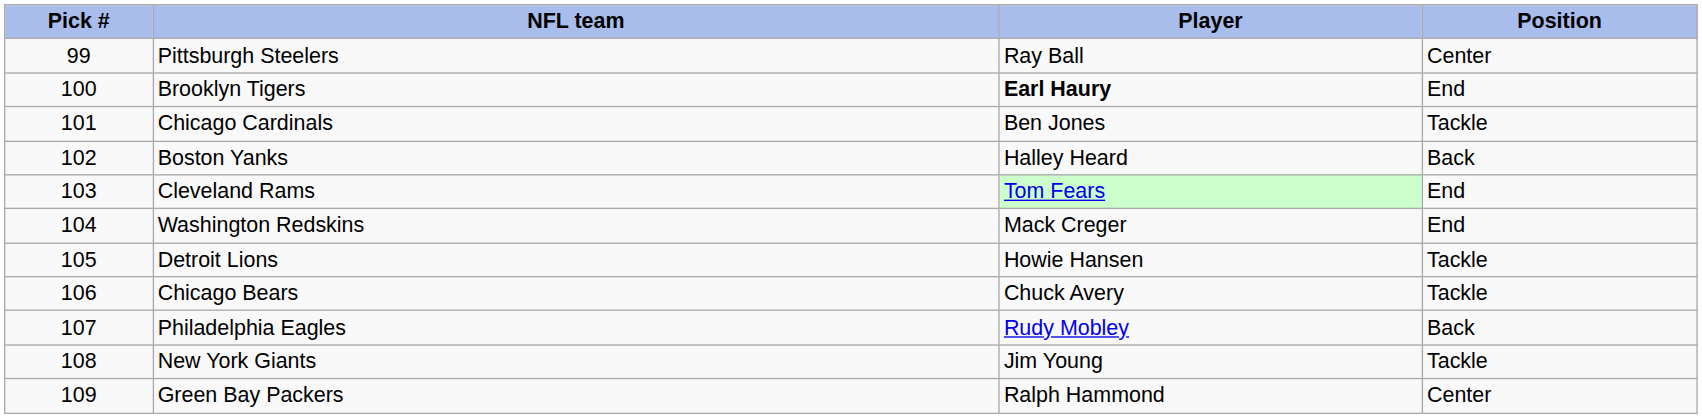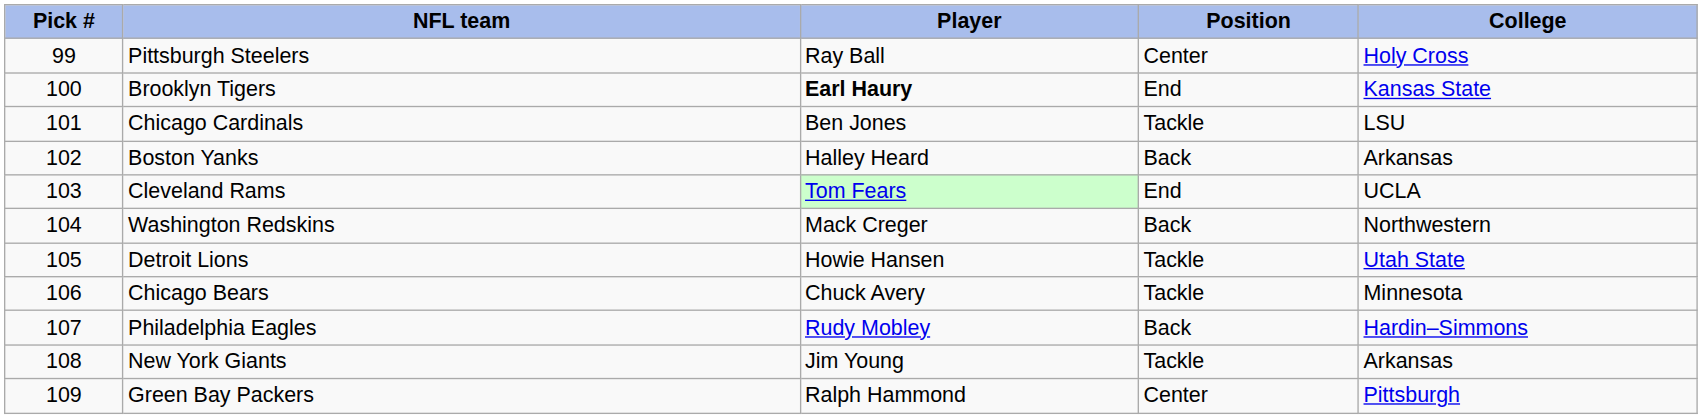+ column: (1528, 21)
(1446, 225) End -> (1167, 225) Back
